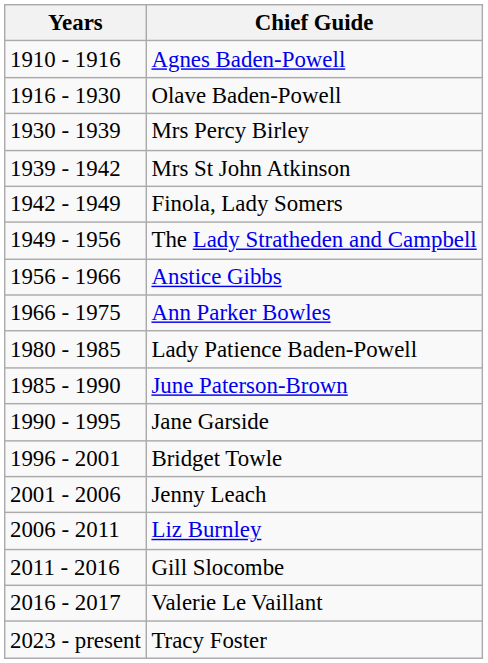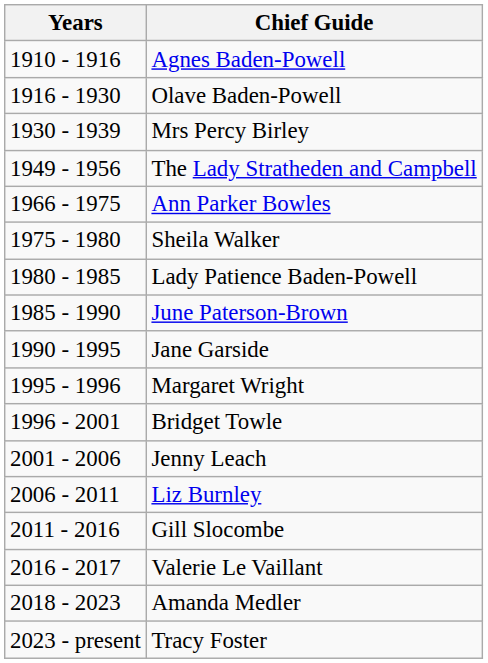- row: (251, 167)
- row: (247, 204)
- row: (217, 276)
+ row: (215, 240)
+ row: (228, 385)
+ row: (226, 603)
